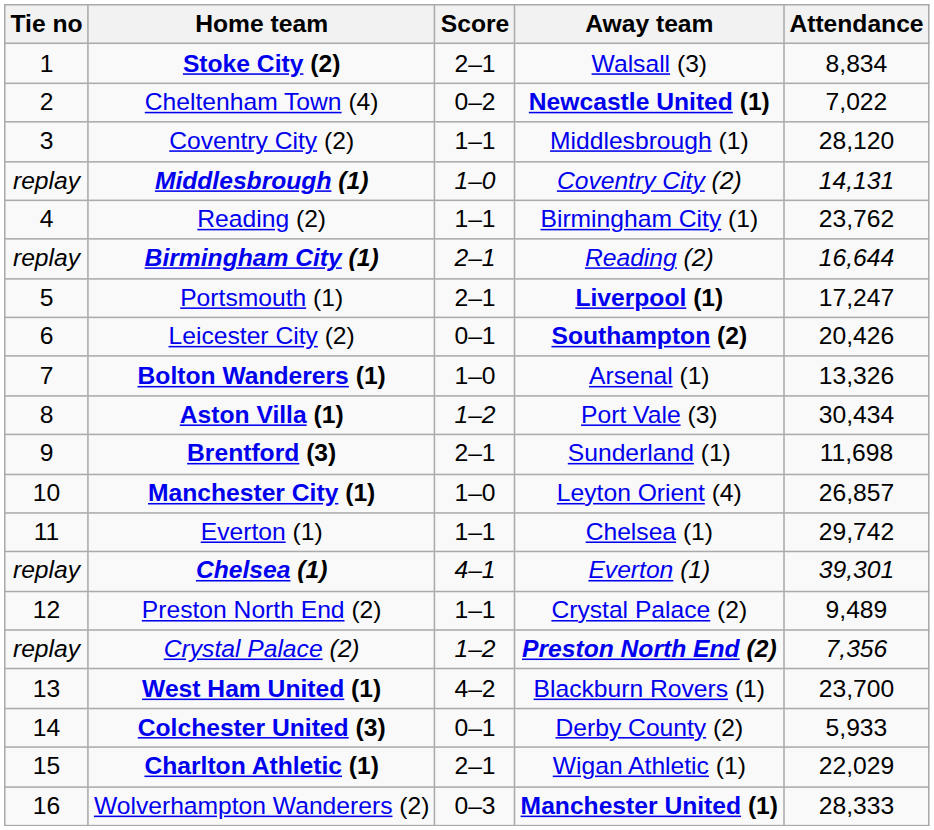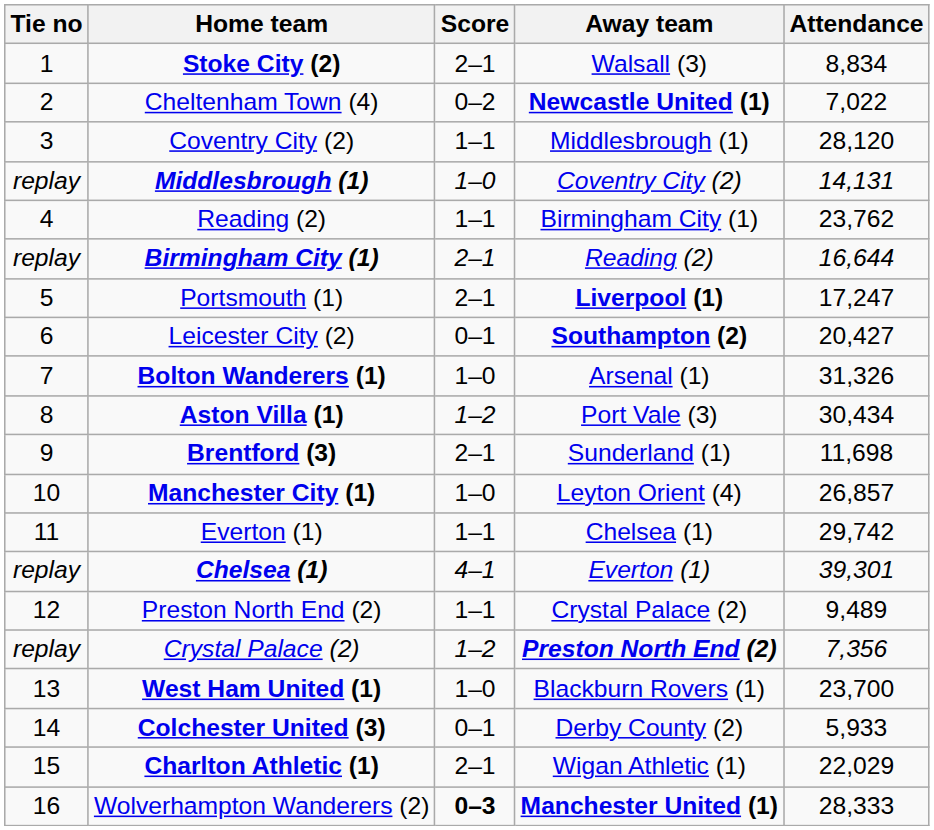(856, 336) 20,426 -> (856, 336) 20,427
(856, 375) 13,326 -> (856, 375) 31,326
(475, 688) 4–2 -> (475, 688) 1–0
(475, 805) normal -> (475, 805) bold
